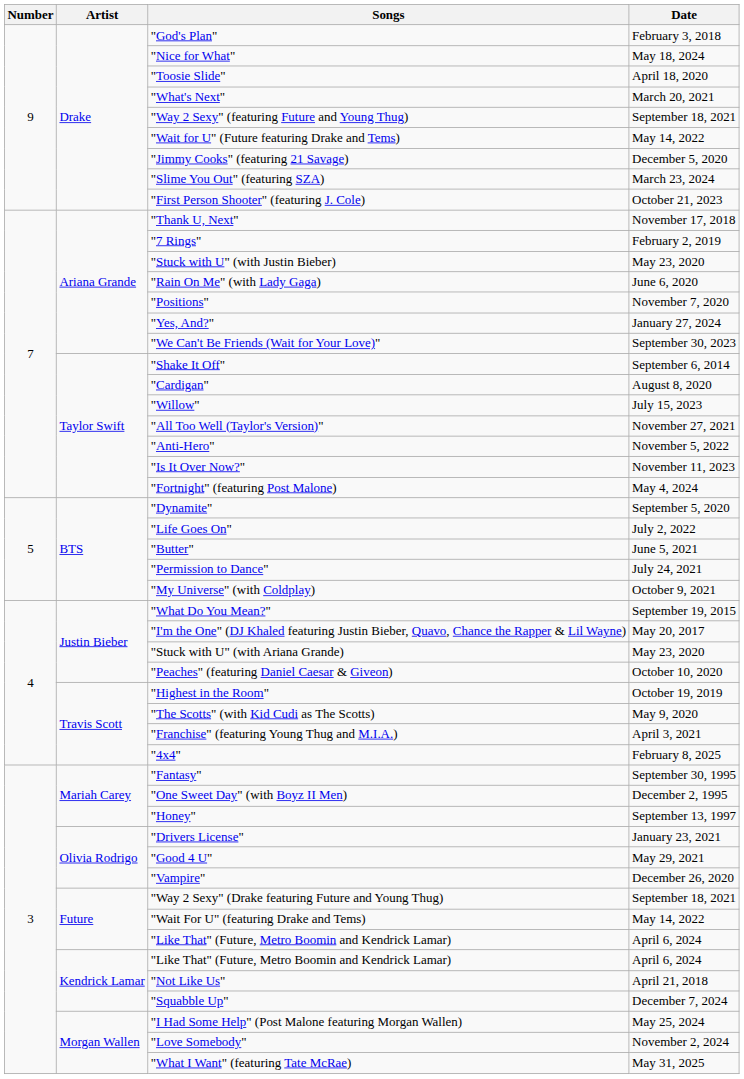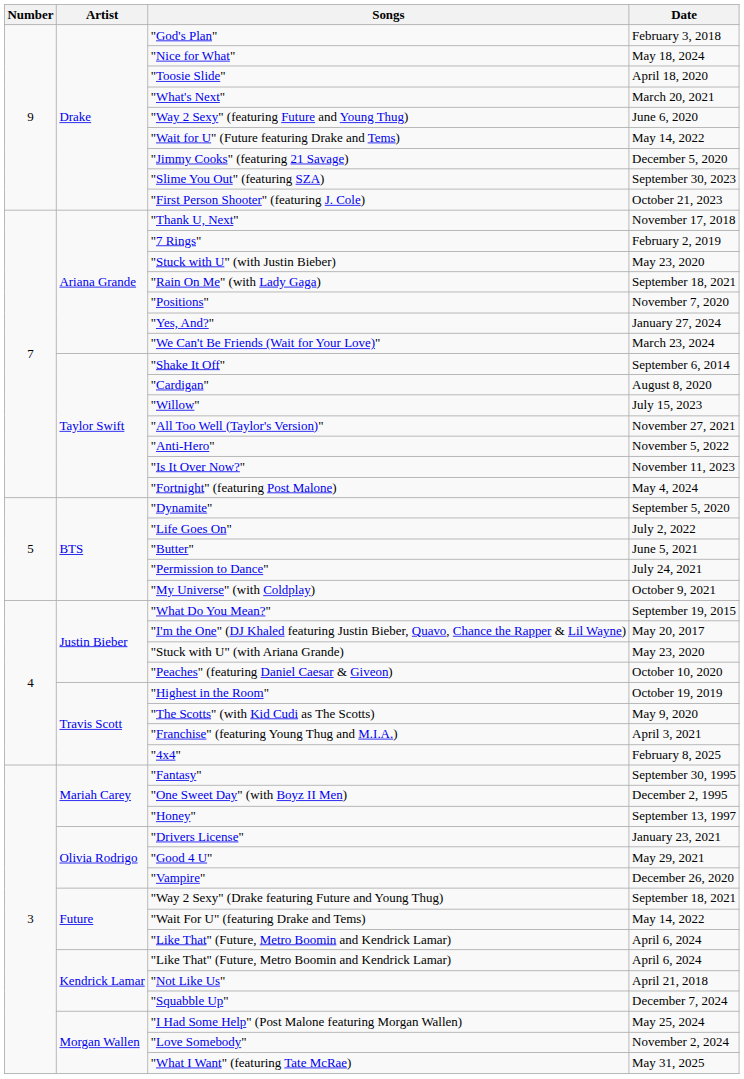(684, 117) September 18, 2021 -> (665, 117) June 6, 2020
(673, 179) March 23, 2024 -> (684, 179) September 30, 2023
(665, 281) June 6, 2020 -> (684, 281) September 18, 2021
(684, 343) September 30, 2023 -> (673, 343) March 23, 2024
